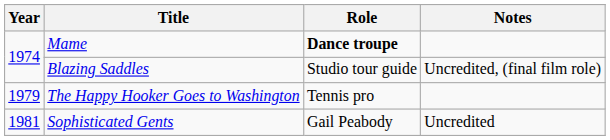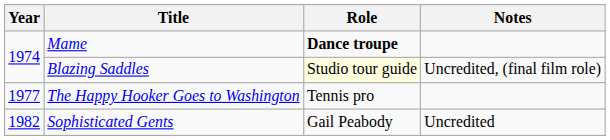(362, 70) no background -> (362, 70) lightyellow background
(24, 96) 1979 -> (24, 96) 1977
(24, 122) 1981 -> (24, 122) 1982
